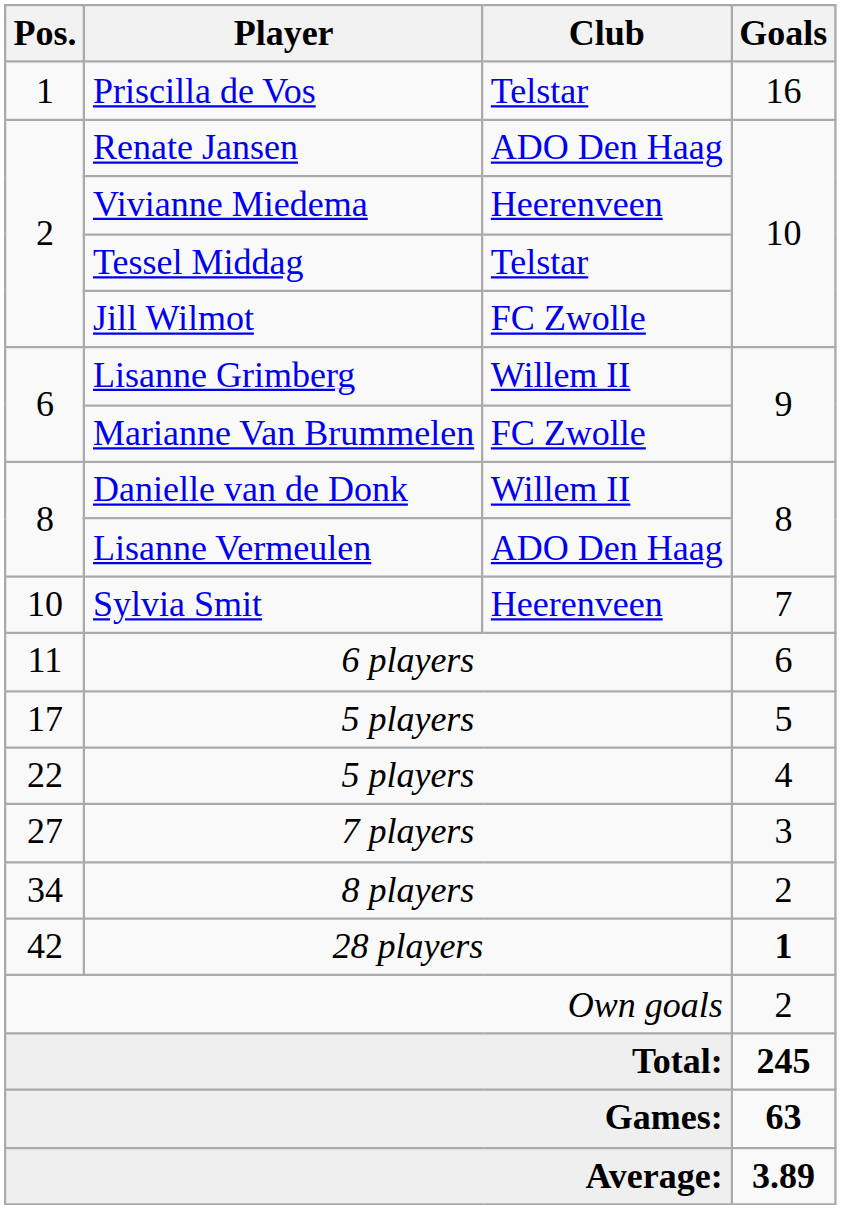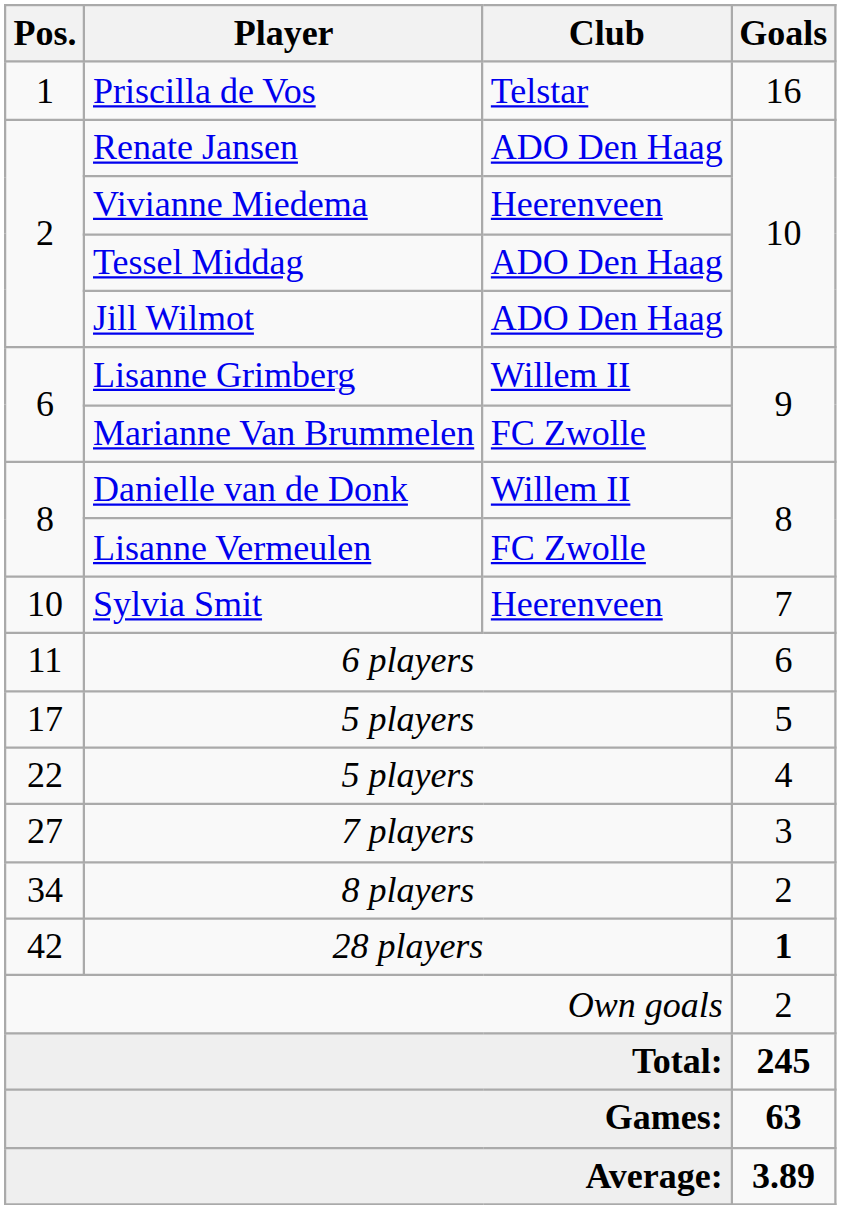(540, 261) Telstar -> (607, 261) ADO Den Haag
(568, 318) FC Zwolle -> (607, 318) ADO Den Haag
(607, 546) ADO Den Haag -> (568, 546) FC Zwolle
